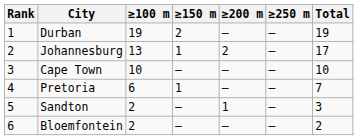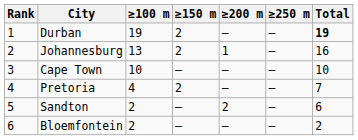(322, 32) normal -> (322, 32) bold
(178, 51) 1 -> (178, 51) 2
(225, 51) 2 -> (225, 51) 1
(322, 51) 17 -> (322, 51) 16
(132, 88) 6 -> (132, 88) 4
(178, 88) 1 -> (178, 88) 2
(225, 107) 1 -> (225, 107) 2
(319, 107) 3 -> (319, 107) 6
